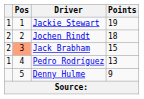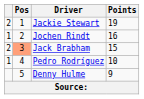(9, 24) 1 -> (9, 24) 2
(9, 37) 2 -> (9, 37) 1
(113, 37) 18 -> (113, 37) 16
(113, 62) 13 -> (113, 62) 10
